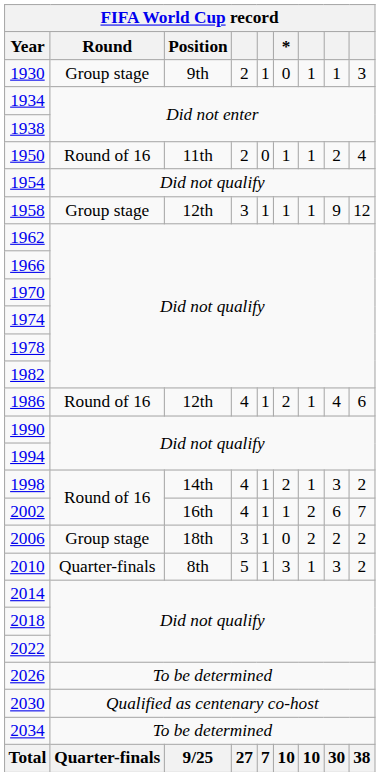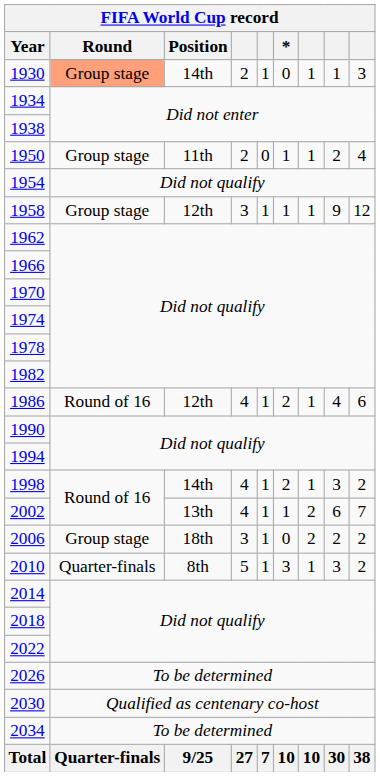(107, 73) no background -> (107, 73) lightsalmon background
(198, 73) 9th -> (198, 73) 14th
(107, 155) Round of 16 -> (107, 155) Group stage
(198, 511) 16th -> (198, 511) 13th
